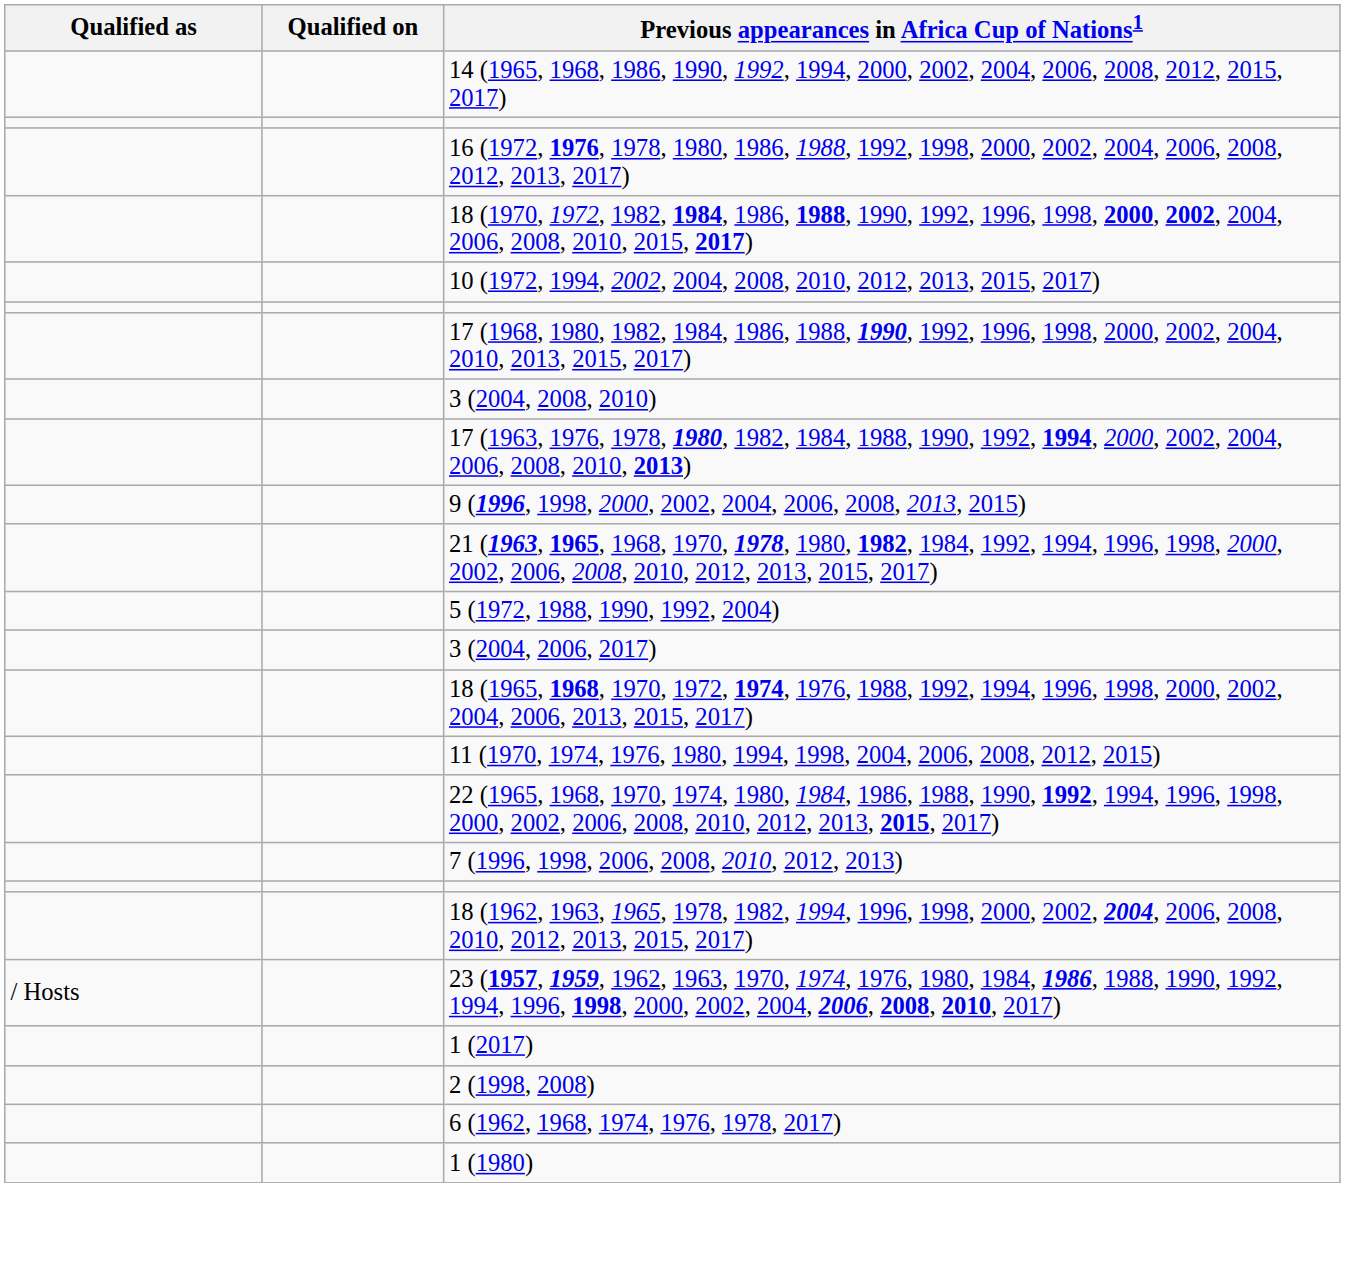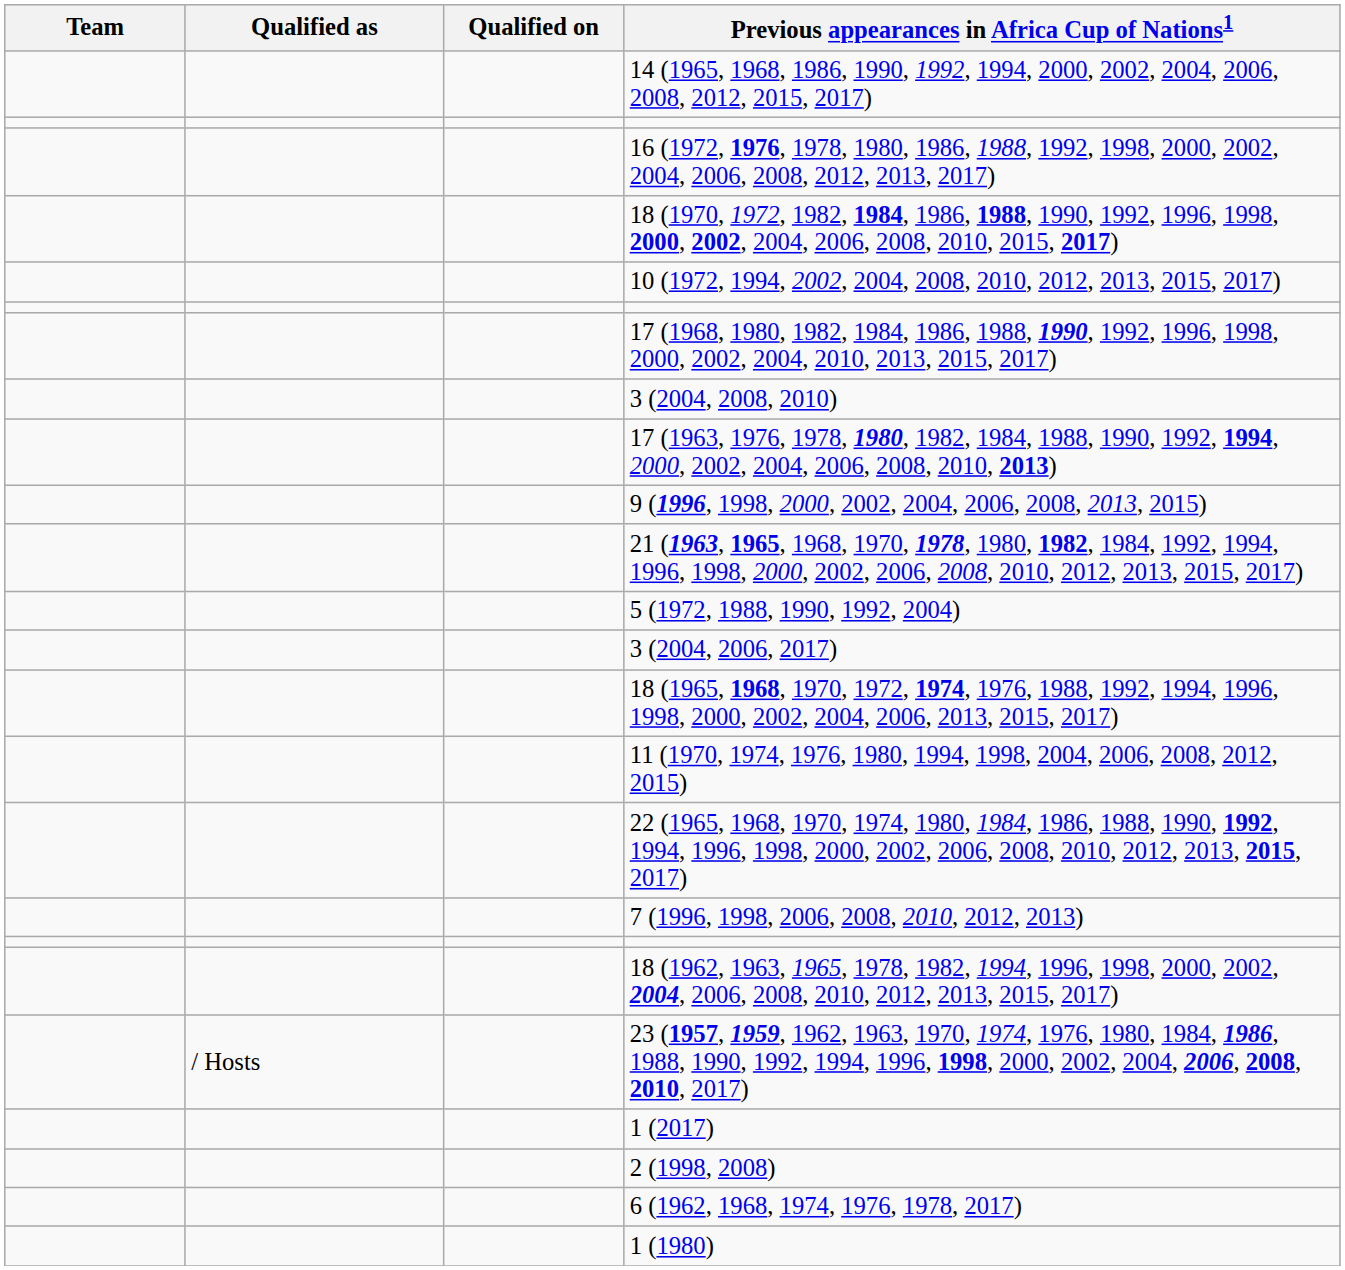+ column: (95, 27)
